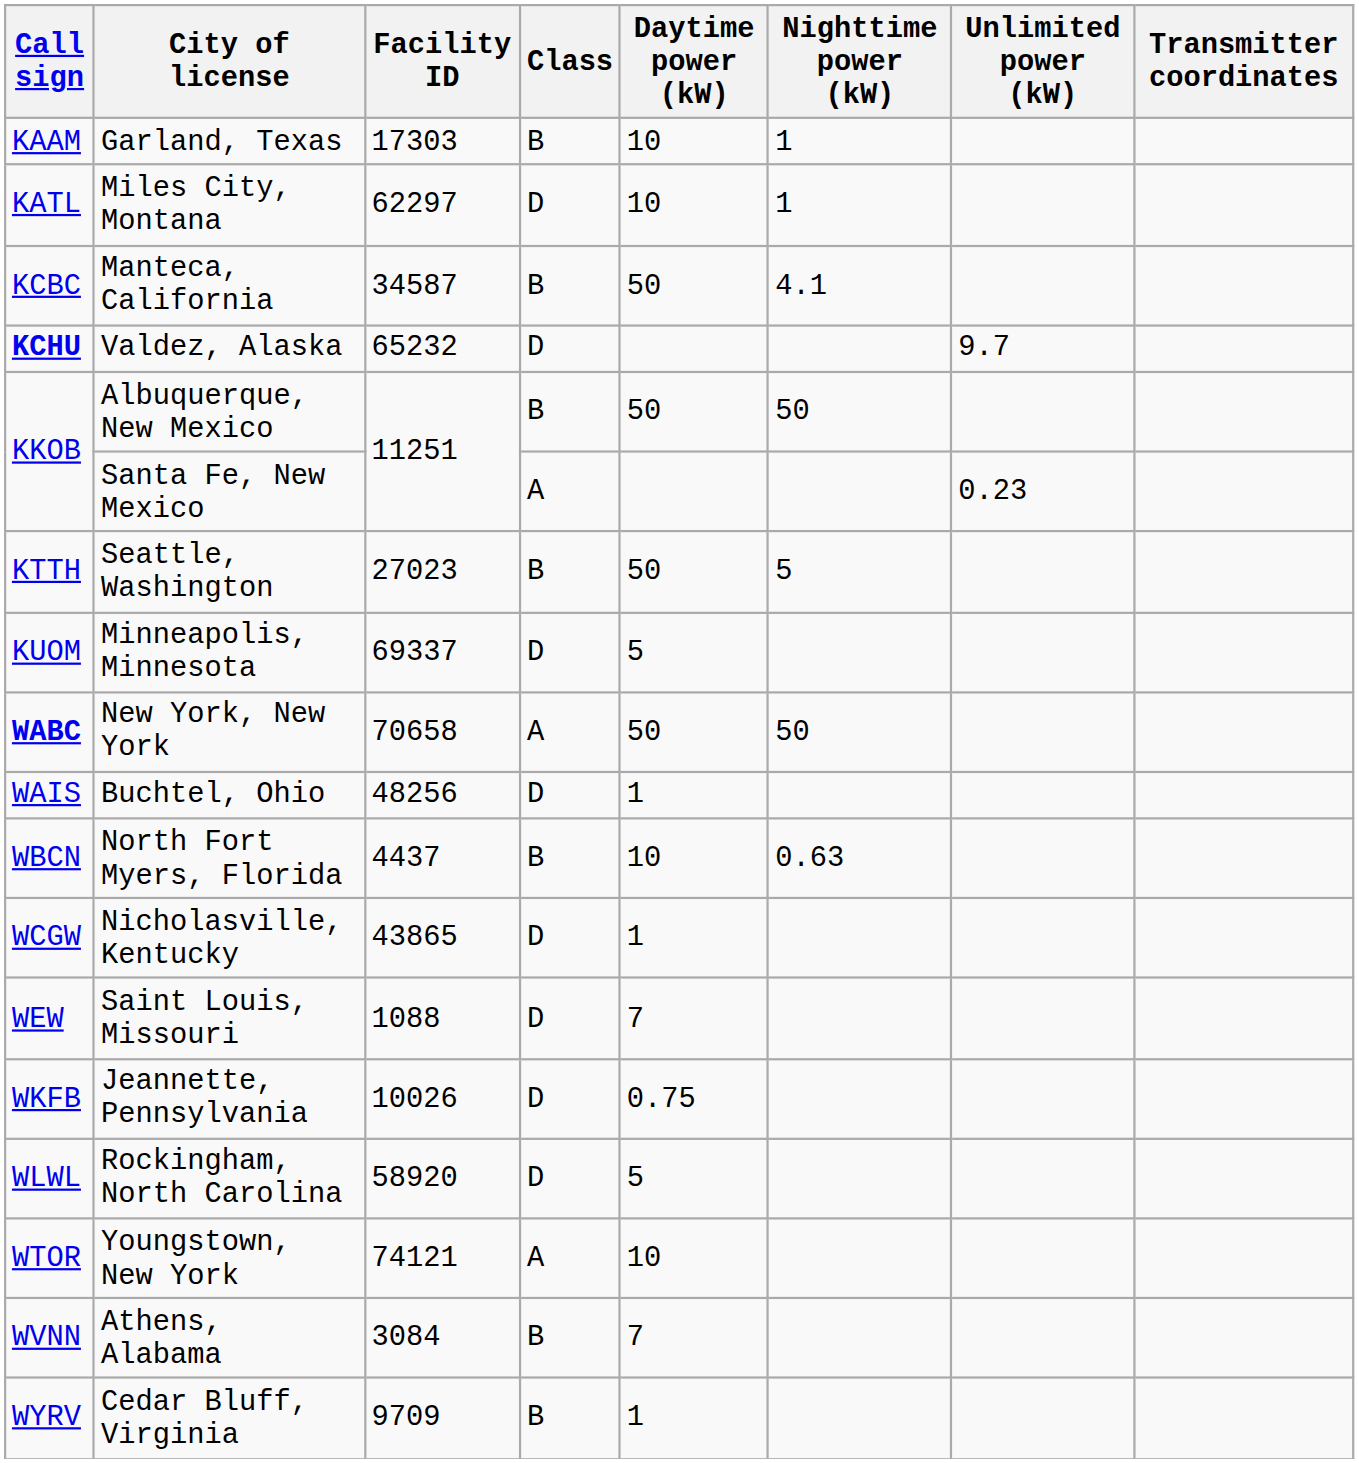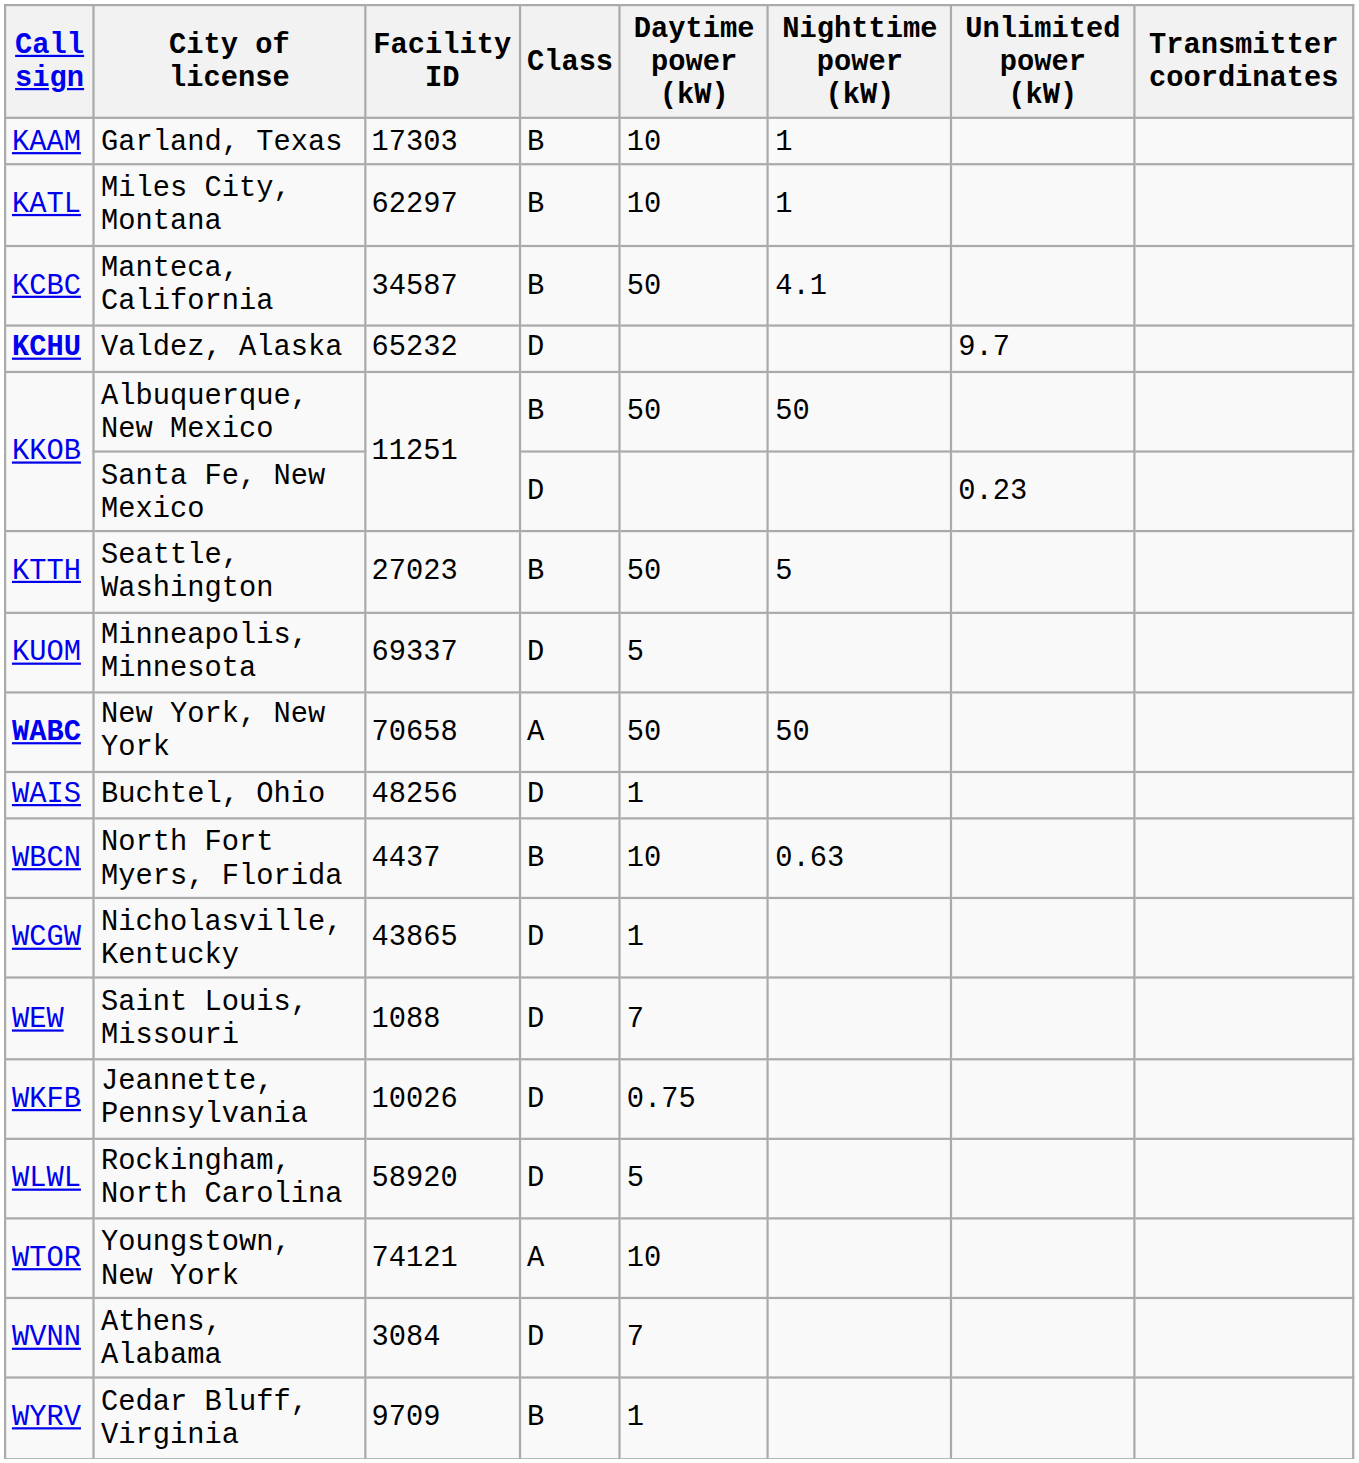(536, 205) D -> (536, 205) B
(536, 492) A -> (536, 492) D
(536, 1338) B -> (536, 1338) D
